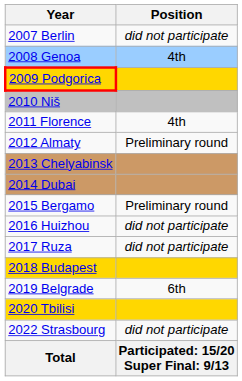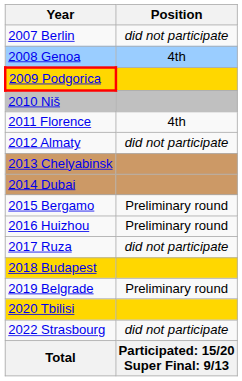(177, 143) Preliminary round -> (177, 143) did not participate
(177, 226) did not participate -> (177, 226) Preliminary round
(177, 288) 6th -> (177, 288) Preliminary round
